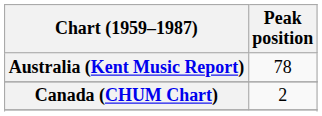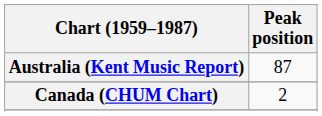(283, 67) 78 -> (283, 67) 87
